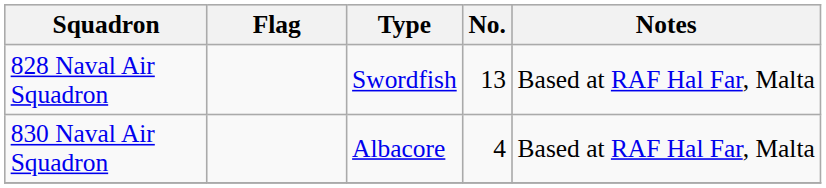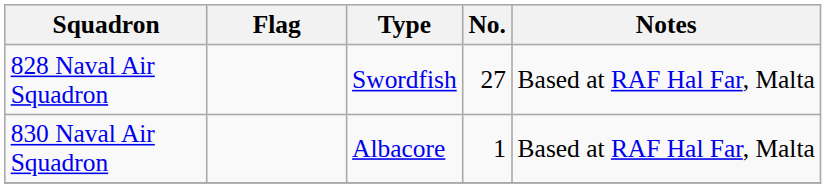(493, 79) 13 -> (493, 79) 27
(500, 148) 4 -> (500, 148) 1
